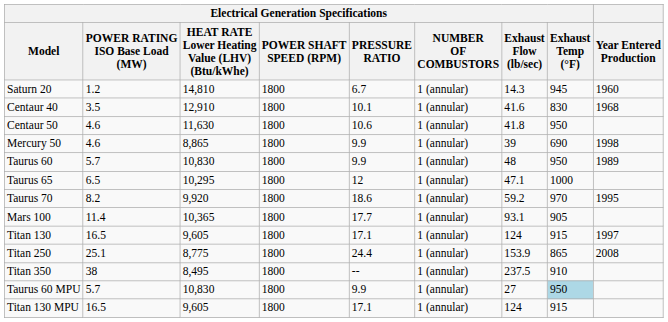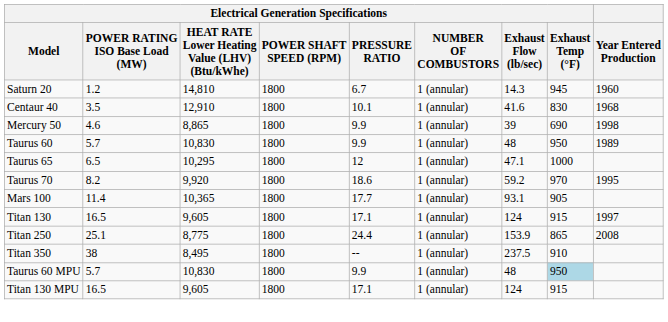- row: (32, 125)
(510, 290) 27 -> (510, 271) 48
